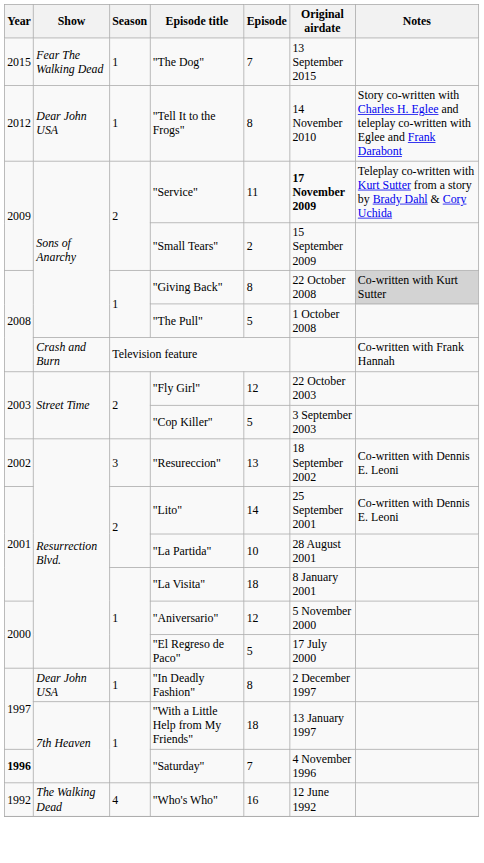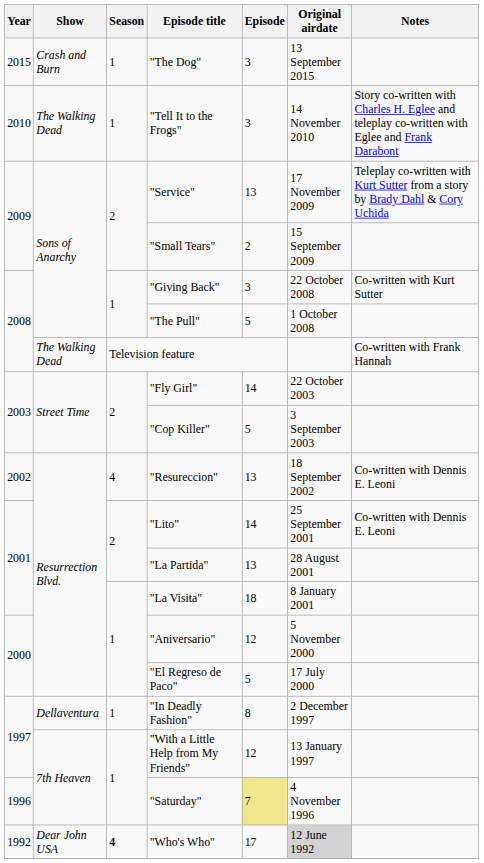(70, 62) Fear The Walking Dead -> (61, 62) Crash and Burn
(250, 62) 7 -> (248, 62) 3
(19, 123) 2012 -> (19, 123) 2010
(62, 123) Dear John USA -> (66, 123) The Walking Dead
(250, 123) 8 -> (248, 123) 3
(252, 192) 11 -> (251, 192) 13
(319, 192) bold -> (315, 192) normal
(250, 287) 8 -> (248, 287) 3
(408, 287) lightgrey background -> (404, 287) no background
(61, 354) Crash and Burn -> (66, 354) The Walking Dead
(253, 388) 12 -> (251, 388) 14
(115, 462) 3 -> (112, 476) 4
(253, 550) 10 -> (251, 564) 13
(62, 685) Dear John USA -> (68, 713) Dellaventura
(253, 725) 18 -> (251, 753) 12
(19, 766) bold -> (19, 801) normal
(250, 766) no background -> (248, 801) khaki background
(66, 800) The Walking Dead -> (62, 842) Dear John USA
(115, 800) normal -> (112, 842) bold
(253, 800) 16 -> (251, 842) 17
(311, 800) no background -> (309, 842) lightgrey background
